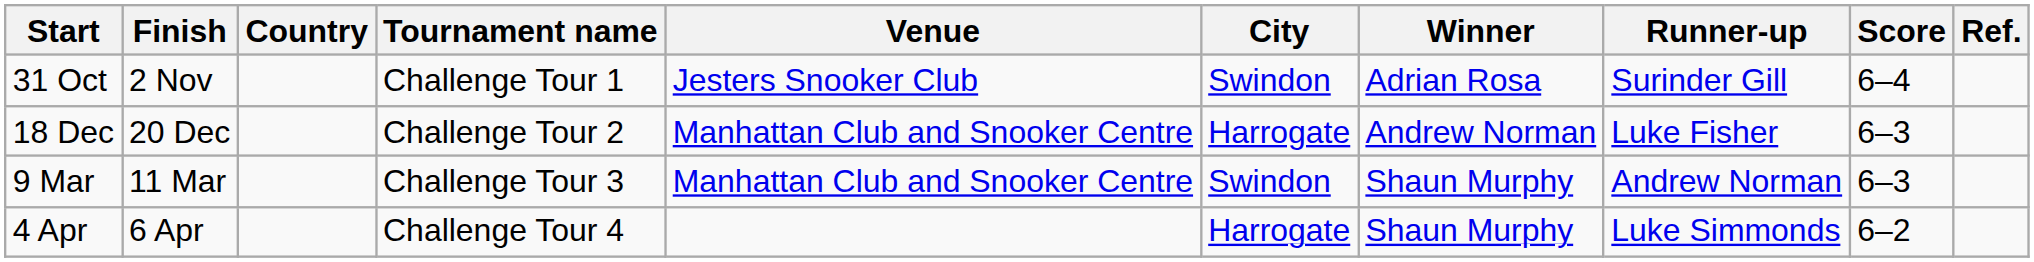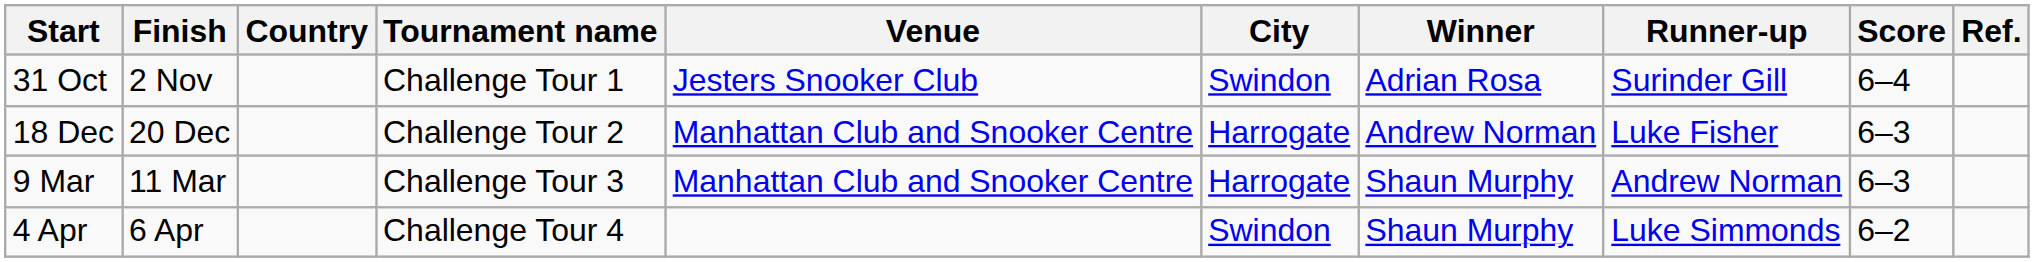(1269, 181) Swindon -> (1279, 181) Harrogate
(1279, 231) Harrogate -> (1269, 231) Swindon
